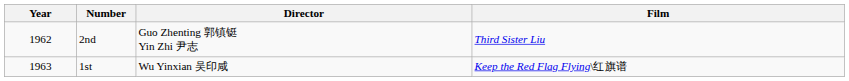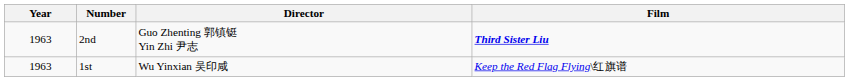(40, 39) 1962 -> (40, 39) 1963
(510, 39) normal -> (512, 39) bold
